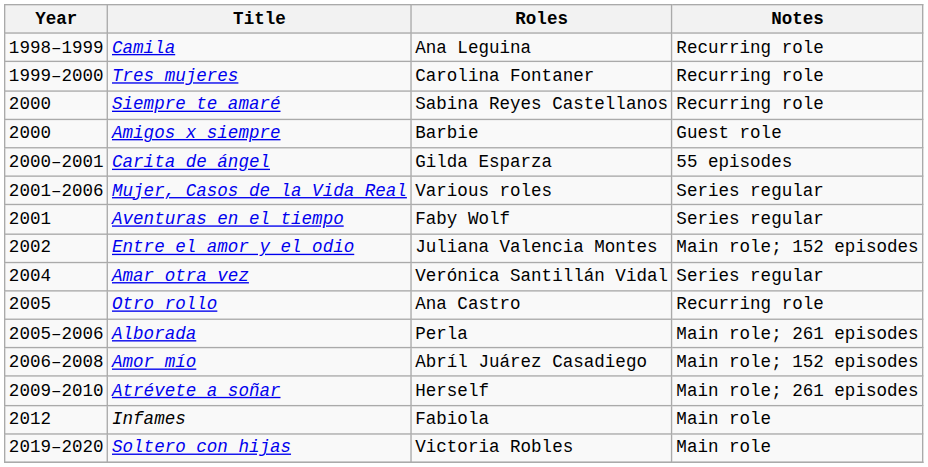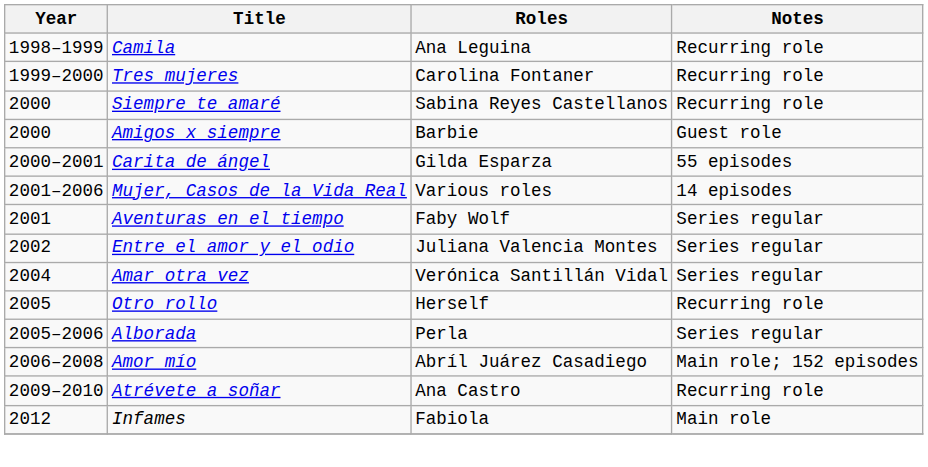(750, 191) Series regular -> (734, 191) 14 episodes
(797, 248) Main role; 152 episodes -> (750, 248) Series regular
(468, 305) Ana Castro -> (452, 305) Herself
(797, 334) Main role; 261 episodes -> (750, 334) Series regular
(452, 391) Herself -> (468, 391) Ana Castro
(797, 391) Main role; 261 episodes -> (750, 391) Recurring role
- row: (202, 448)
